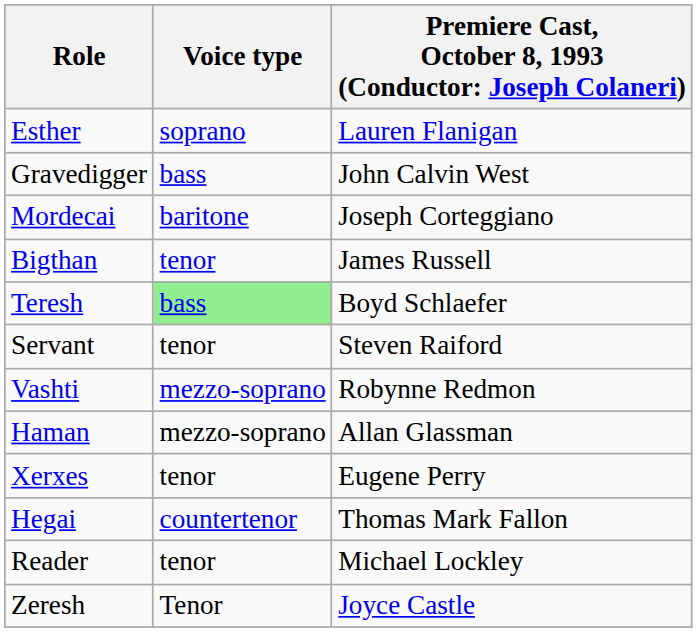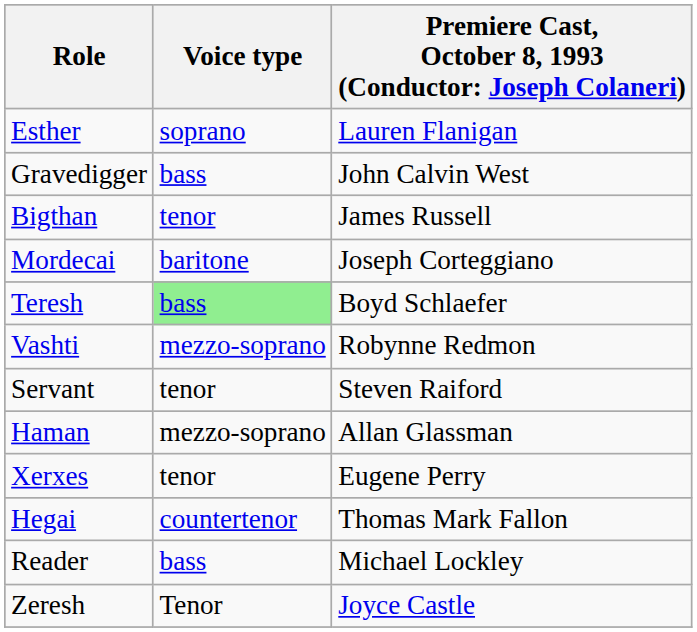rows swapped: (63, 216) <-> (54, 259)
rows swapped: (53, 346) <-> (45, 389)
(188, 561) tenor -> (183, 561) bass
